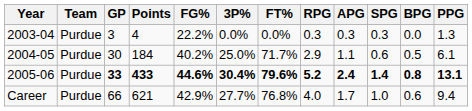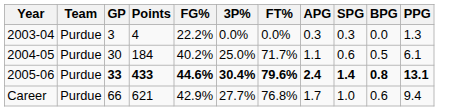- column: (317, 14)
